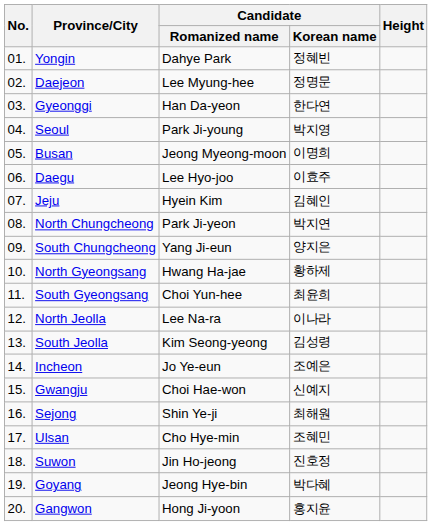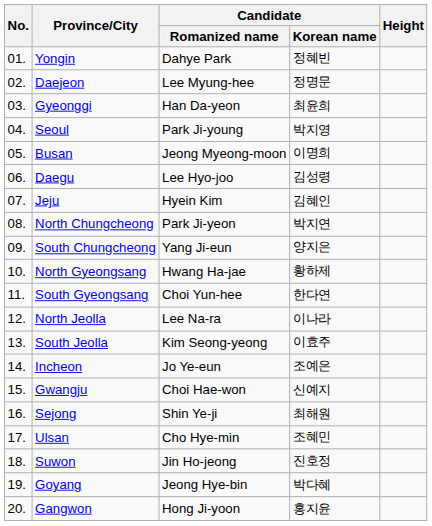(312, 105) 한다연 -> (312, 105) 최윤희
(312, 177) 이효주 -> (312, 177) 김성령
(312, 295) 최윤희 -> (312, 295) 한다연
(312, 342) 김성령 -> (312, 342) 이효주
